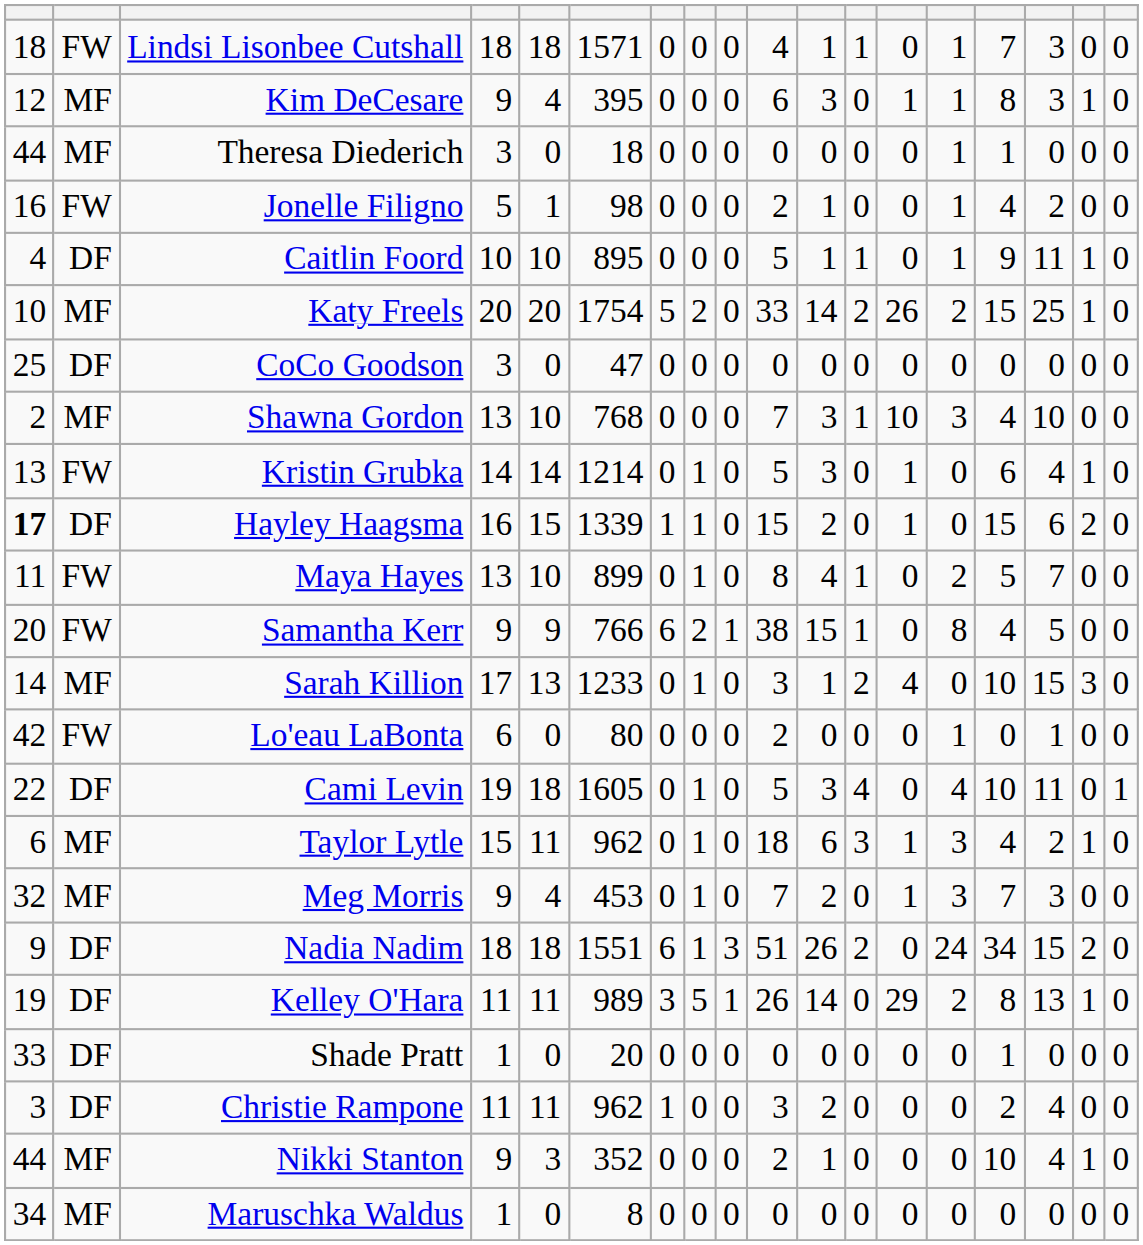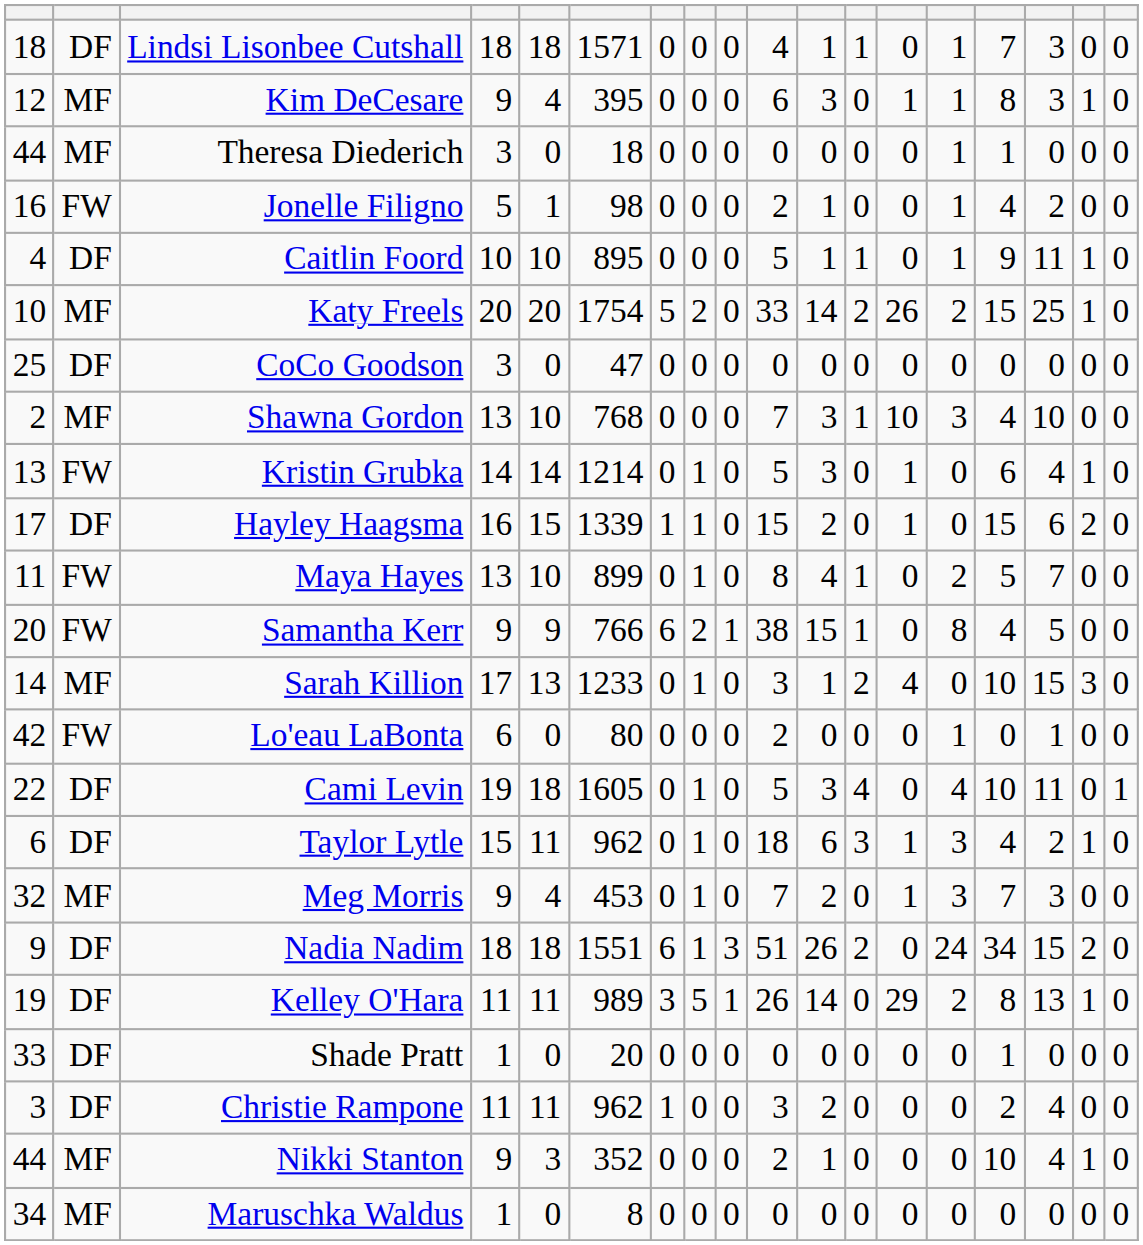(87, 46) FW -> (90, 46) DF
(29, 523) bold -> (29, 523) normal
(88, 841) MF -> (90, 841) DF
